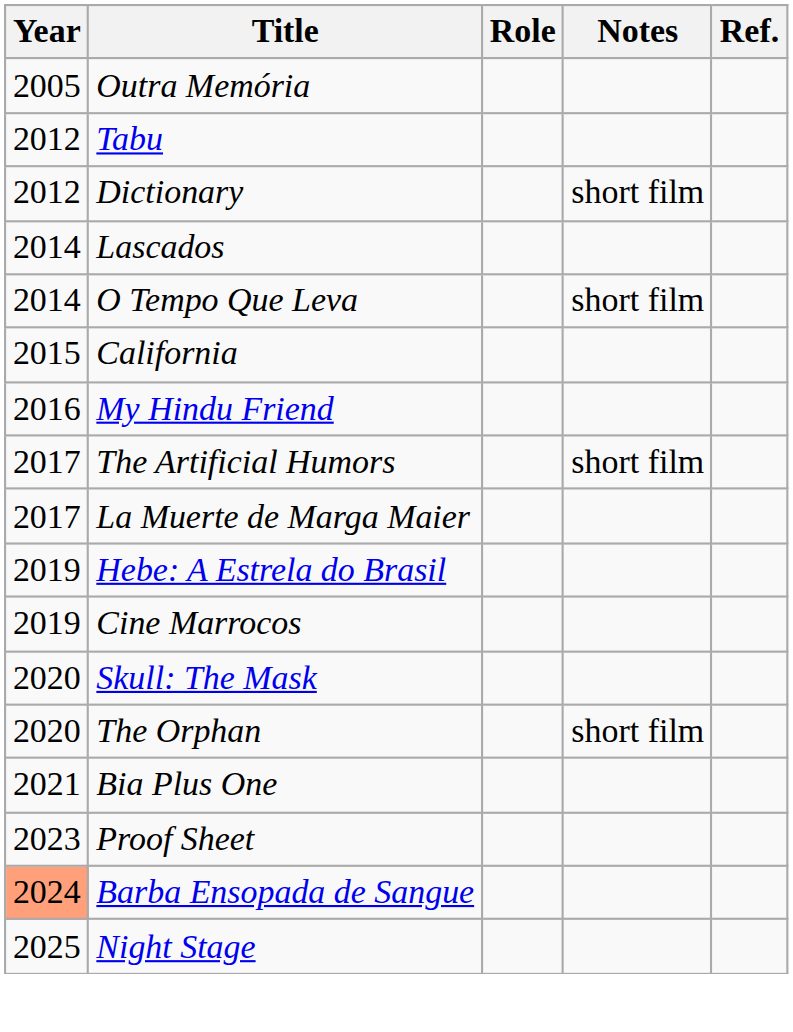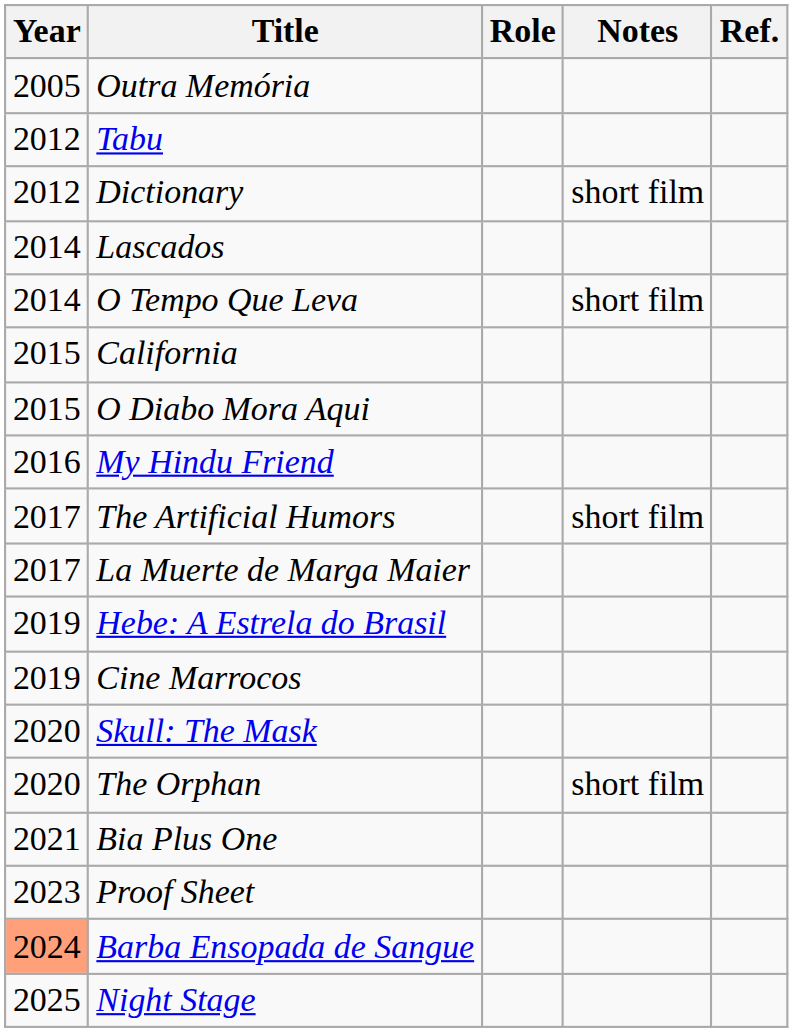+ row: (233, 407)
